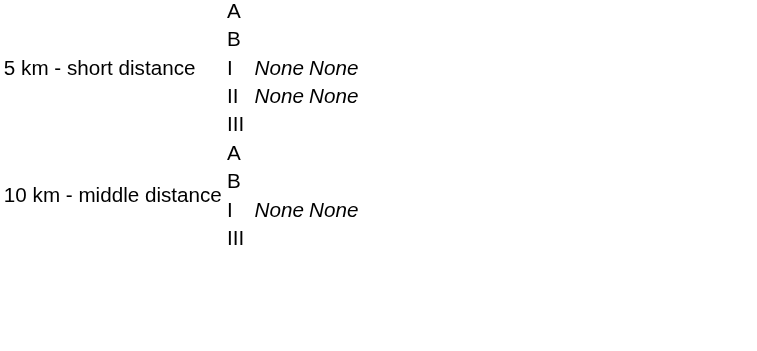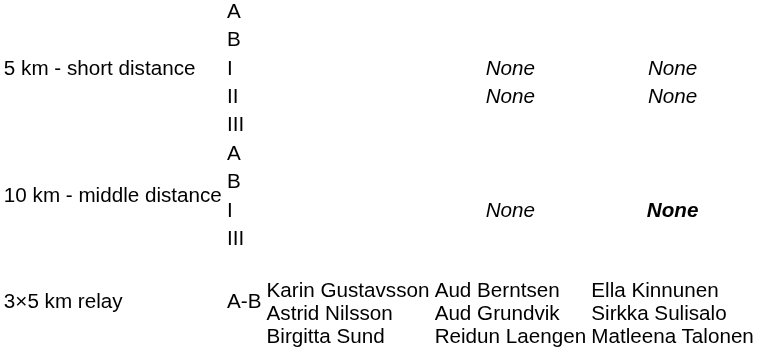(334, 209) normal -> (673, 209) bold
+ row: (63, 301)
